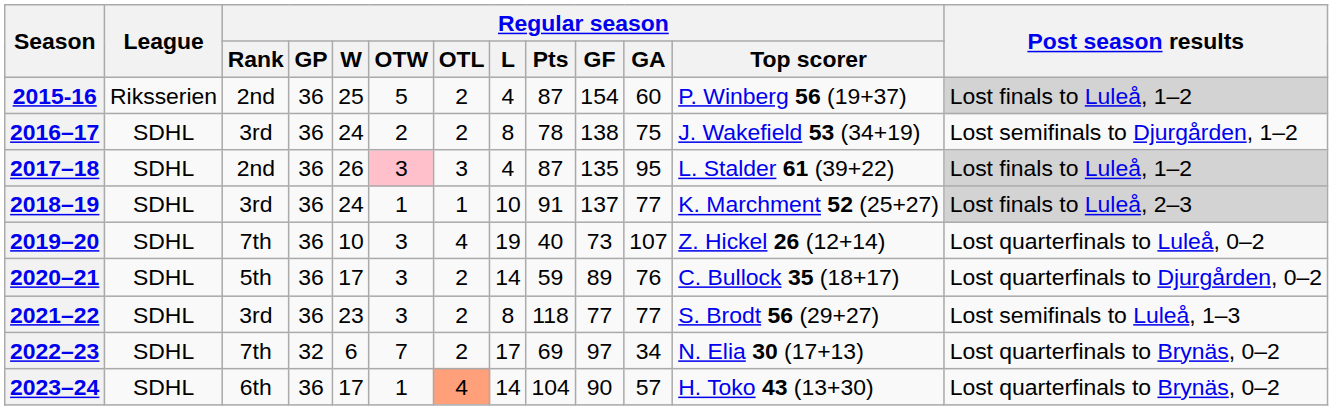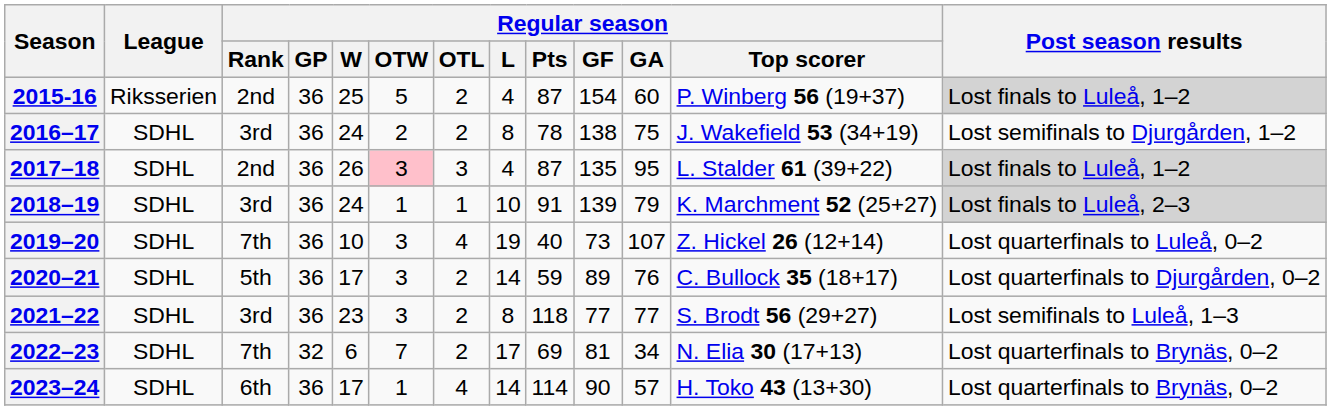(600, 205) 137 -> (598, 205) 139
(648, 205) 77 -> (647, 205) 79
(600, 350) 97 -> (598, 350) 81
(462, 386) lightsalmon background -> (462, 386) no background
(551, 386) 104 -> (550, 386) 114
